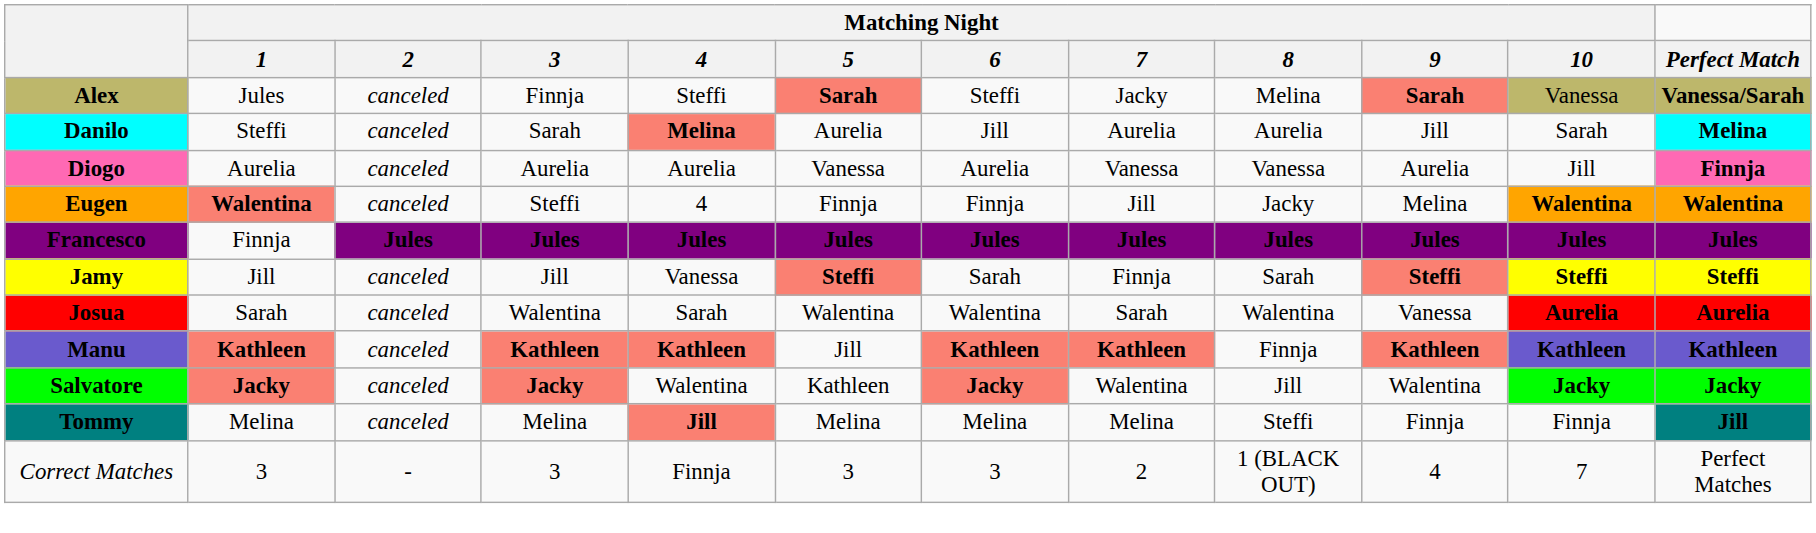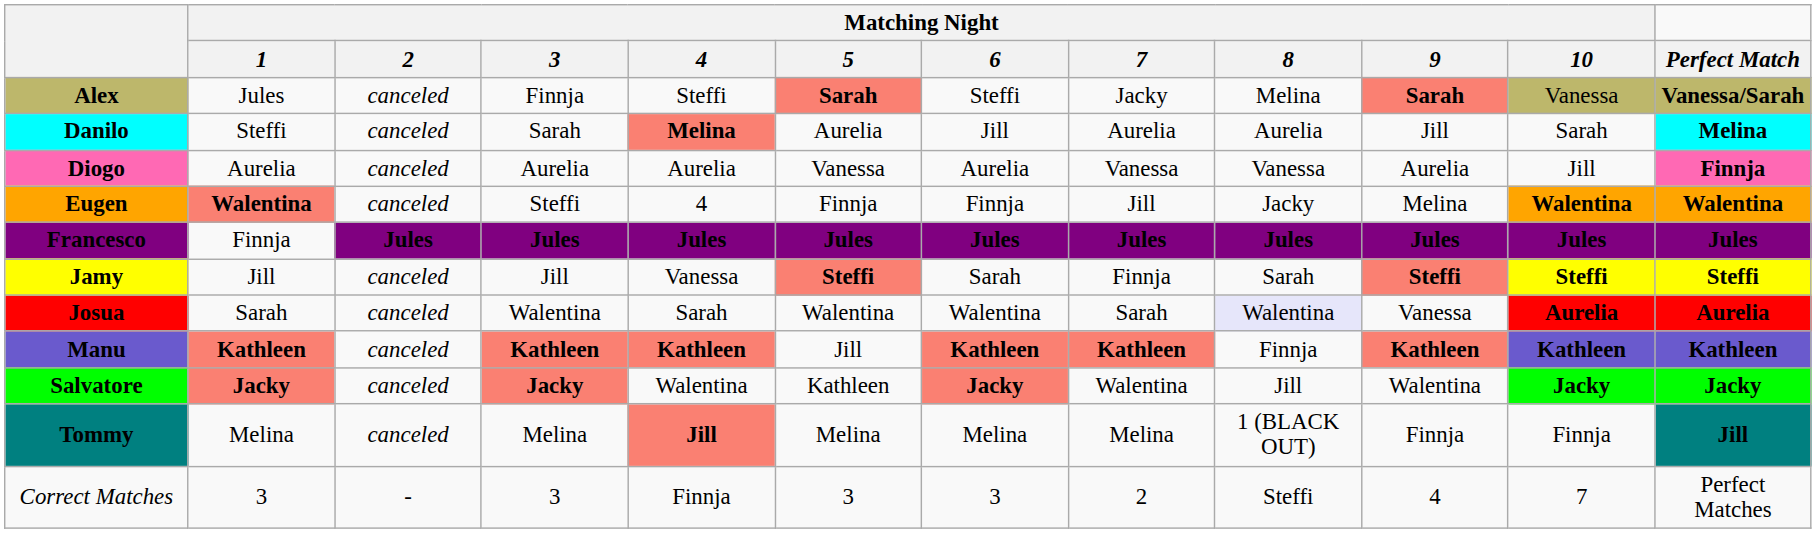(1288, 312) no background -> (1288, 312) lavender background
(1288, 421) Steffi -> (1288, 434) 1 (BLACK OUT)
(1288, 470) 1 (BLACK OUT) -> (1288, 496) Steffi
